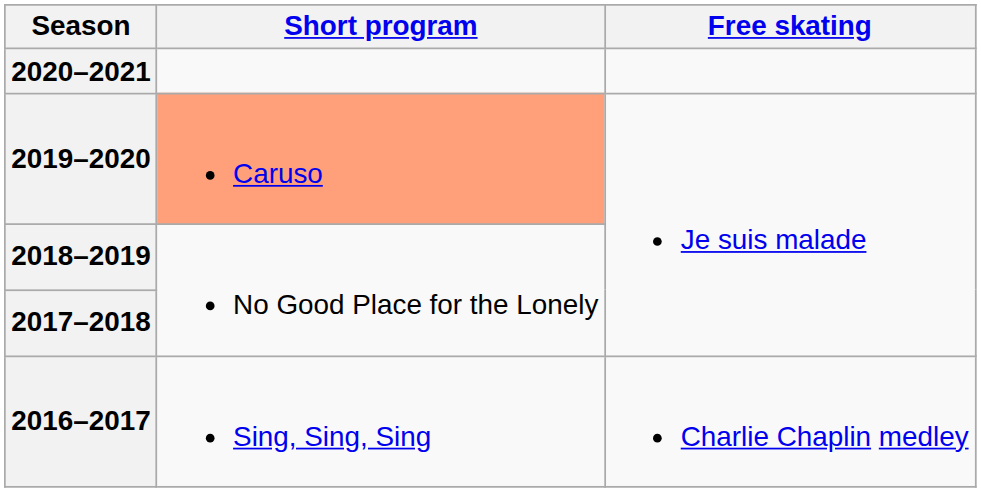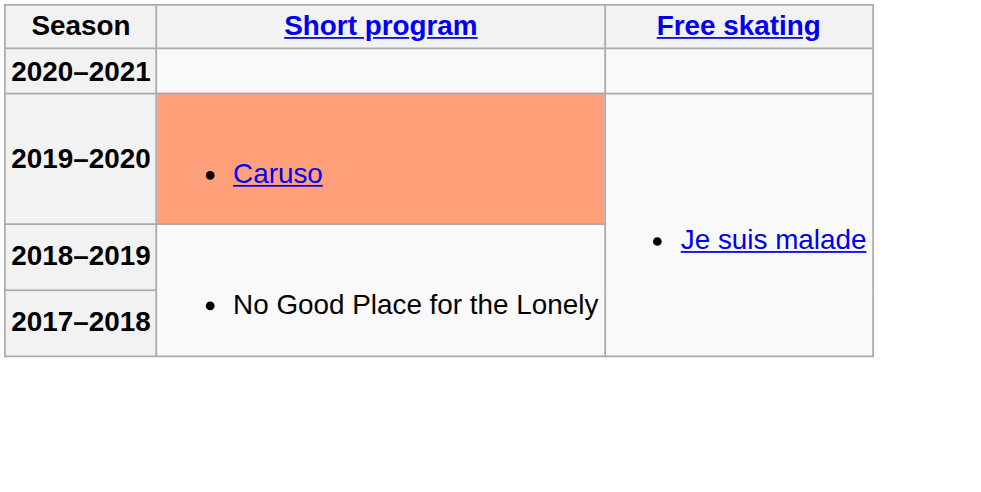- row: (81, 420)
